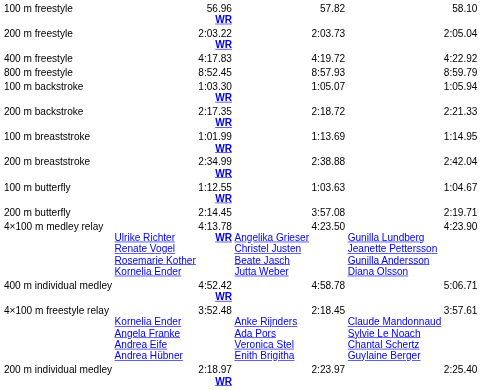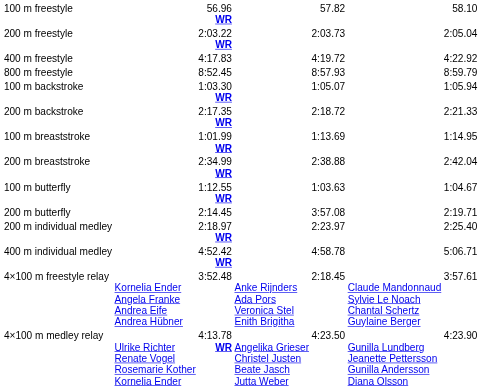rows swapped: (58, 370) <-> (54, 226)
